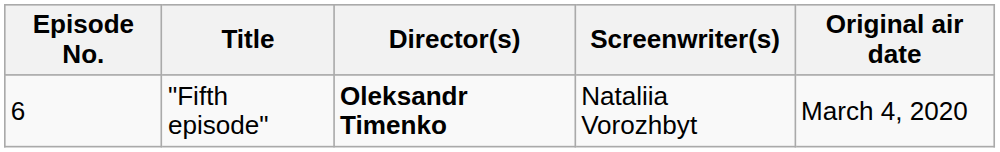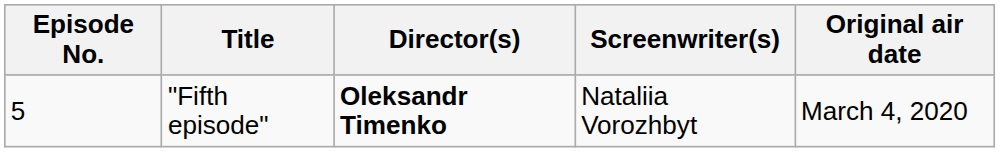(18, 110) 6 -> (18, 110) 5
